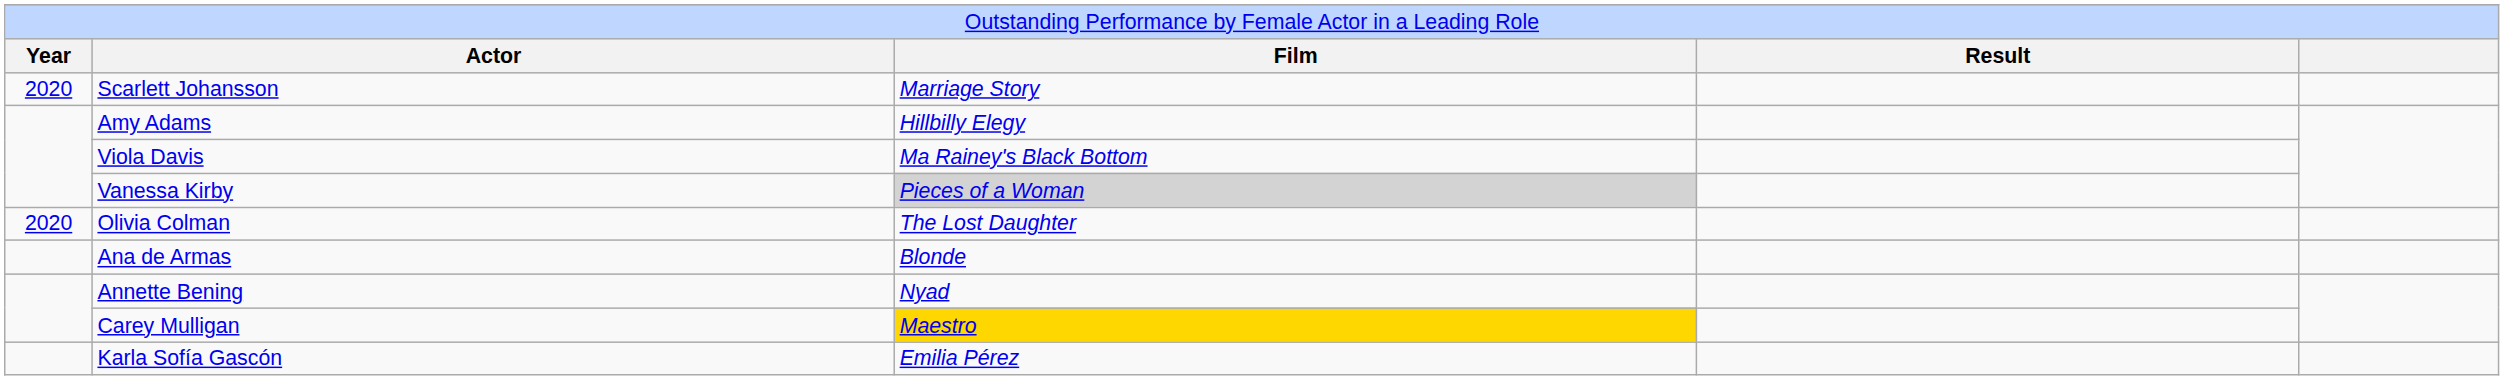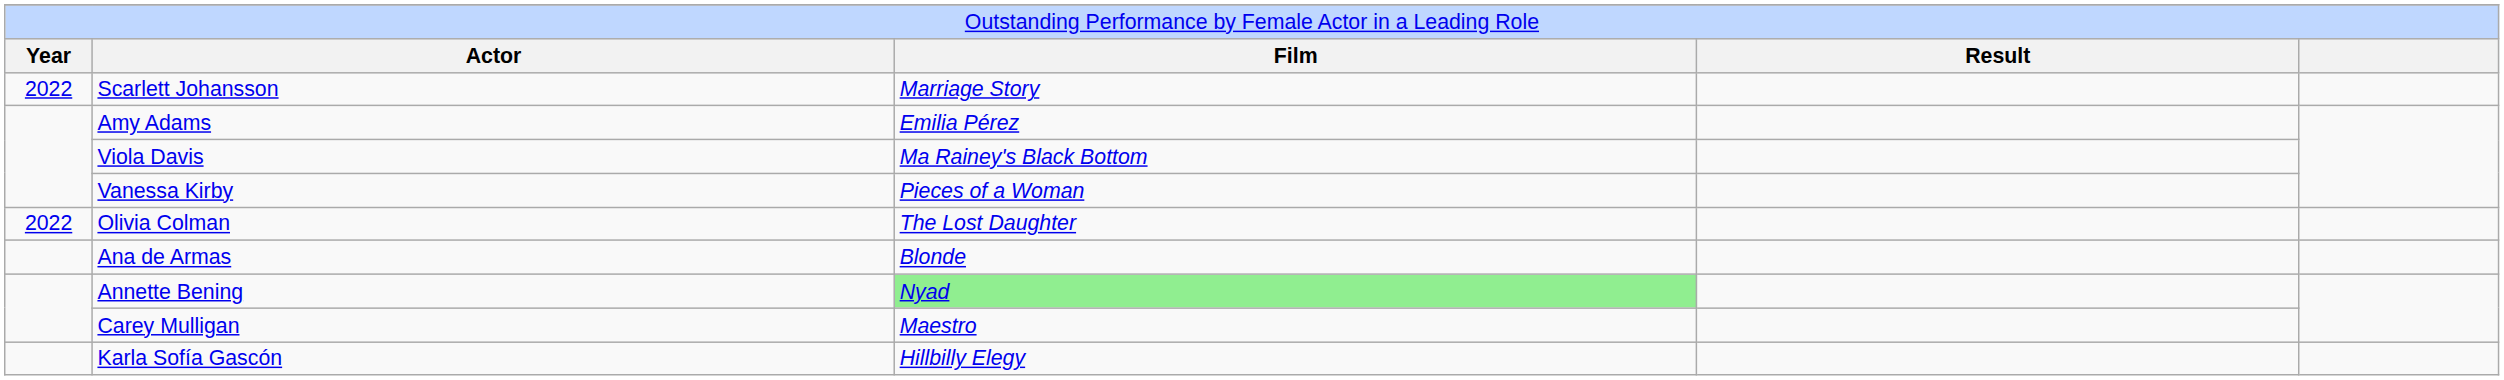(49, 89) 2020 -> (49, 89) 2022
(962, 123) Hillbilly Elegy -> (959, 123) Emilia Pérez
(992, 190) lightgrey background -> (992, 190) no background
(49, 224) 2020 -> (49, 224) 2022
(925, 291) no background -> (925, 291) lightgreen background
(938, 325) gold background -> (938, 325) no background
(959, 359) Emilia Pérez -> (962, 359) Hillbilly Elegy
